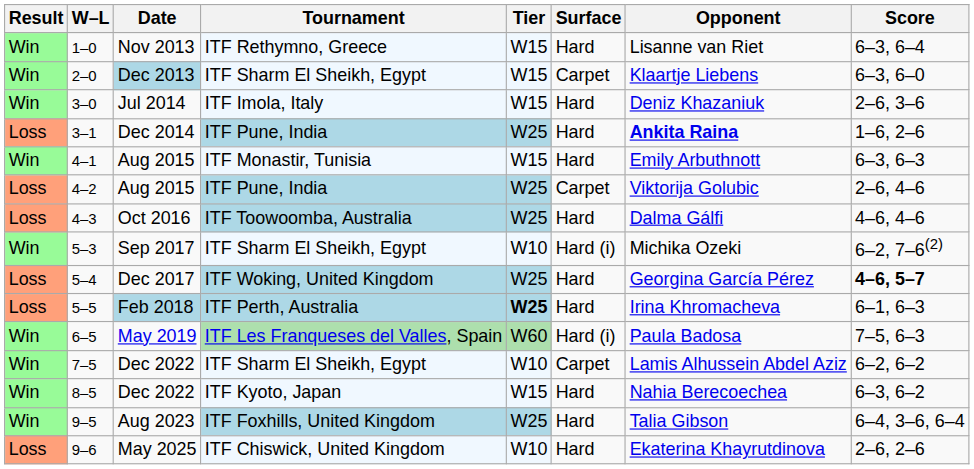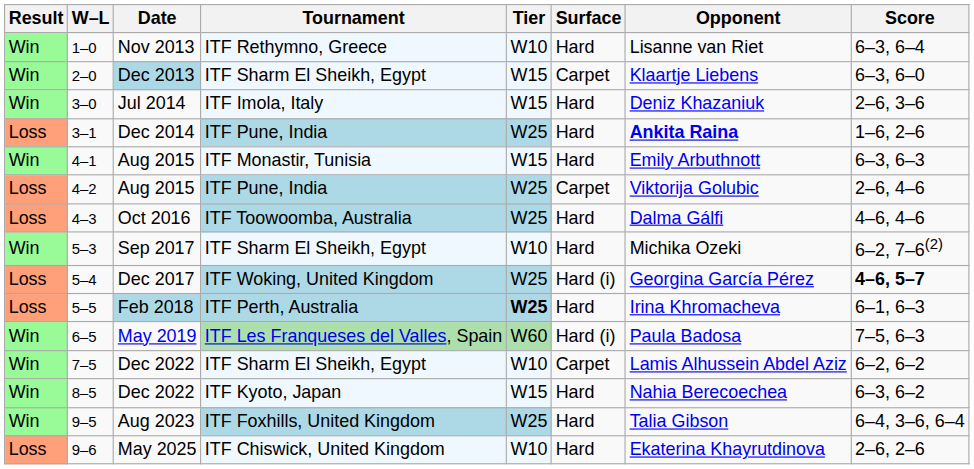(529, 47) W15 -> (529, 47) W10
(586, 248) Hard (i) -> (575, 248) Hard
(575, 279) Hard -> (586, 279) Hard (i)
